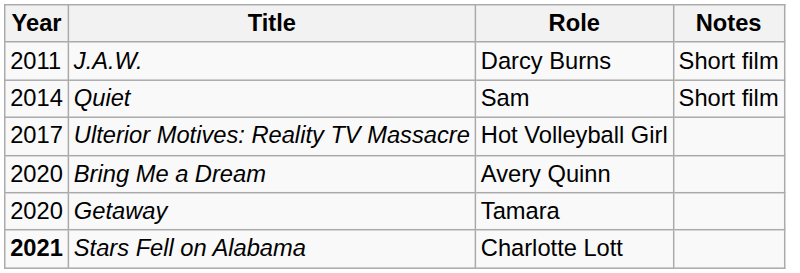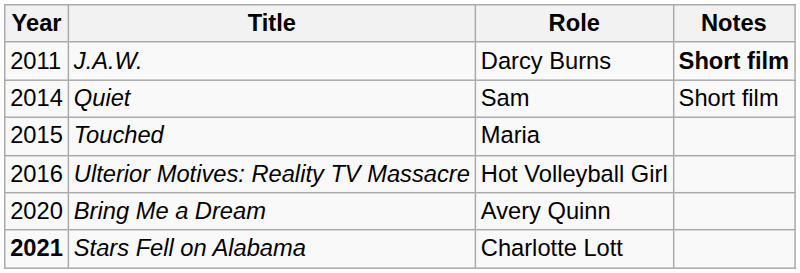(729, 60) normal -> (734, 60) bold
+ row: (119, 135)
(37, 135) 2017 -> (37, 173) 2016
- row: (121, 211)
